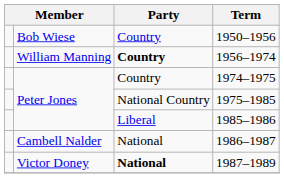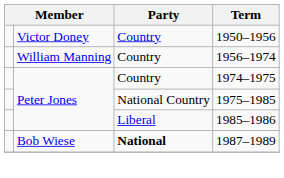(46, 36) Bob Wiese -> (53, 36) Victor Doney
(141, 57) bold -> (139, 57) normal
- row: (246, 141)
(53, 162) Victor Doney -> (46, 141) Bob Wiese
